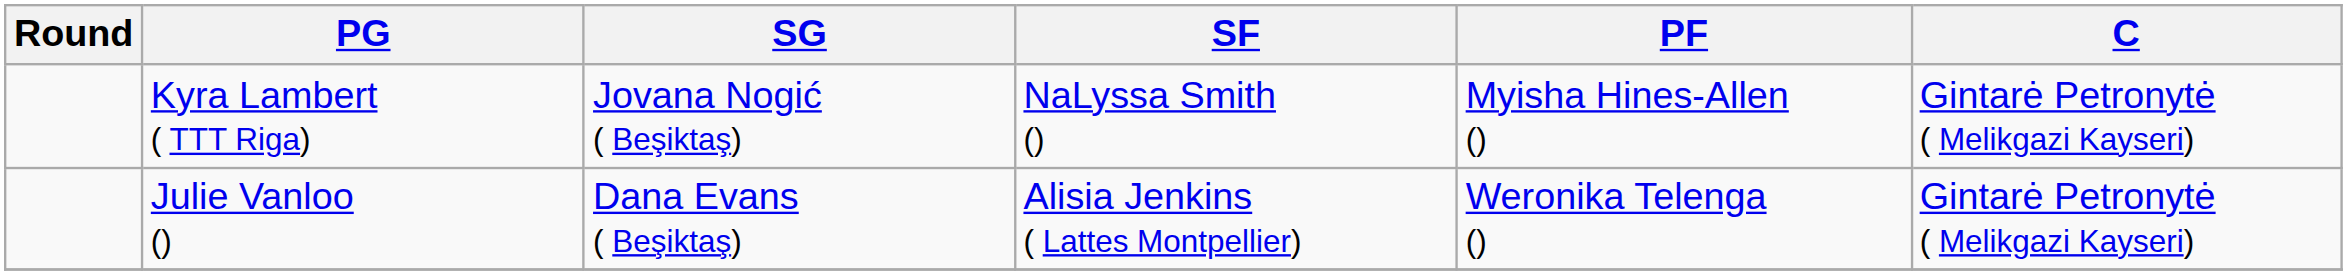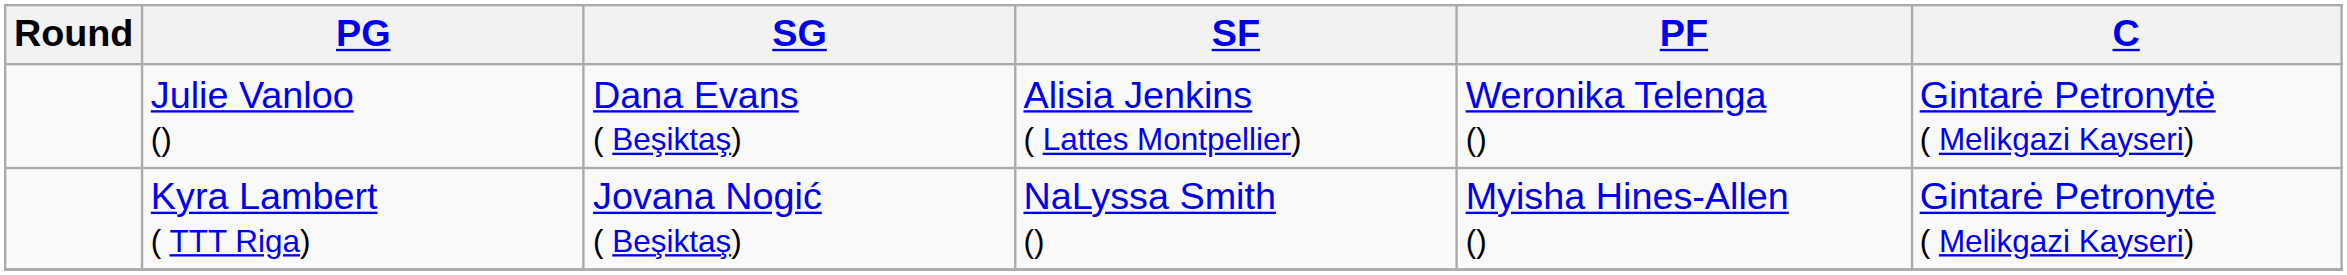rows swapped: (264, 115) <-> (252, 217)
